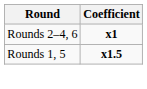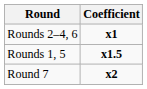+ row: (28, 73)
